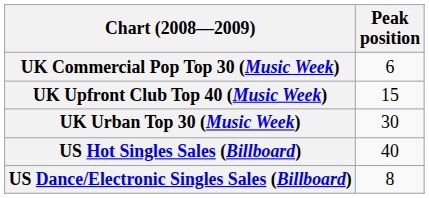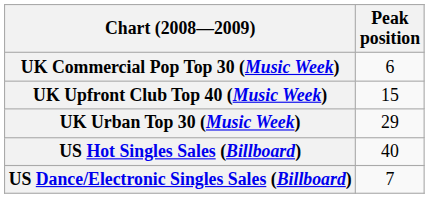(390, 123) 30 -> (390, 123) 29
(390, 179) 8 -> (390, 179) 7
